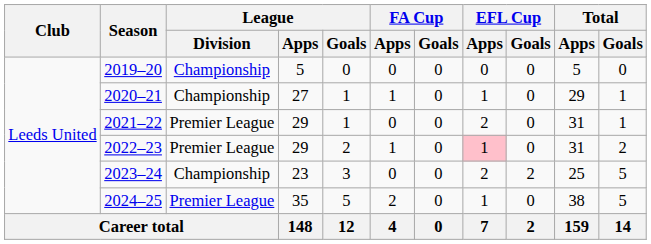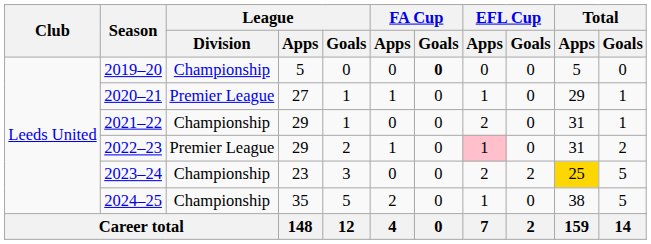(438, 69) normal -> (438, 69) bold
(222, 95) Championship -> (222, 95) Premier League
(222, 122) Premier League -> (222, 122) Championship
(577, 174) no background -> (577, 174) gold background
(222, 200) Premier League -> (222, 200) Championship
